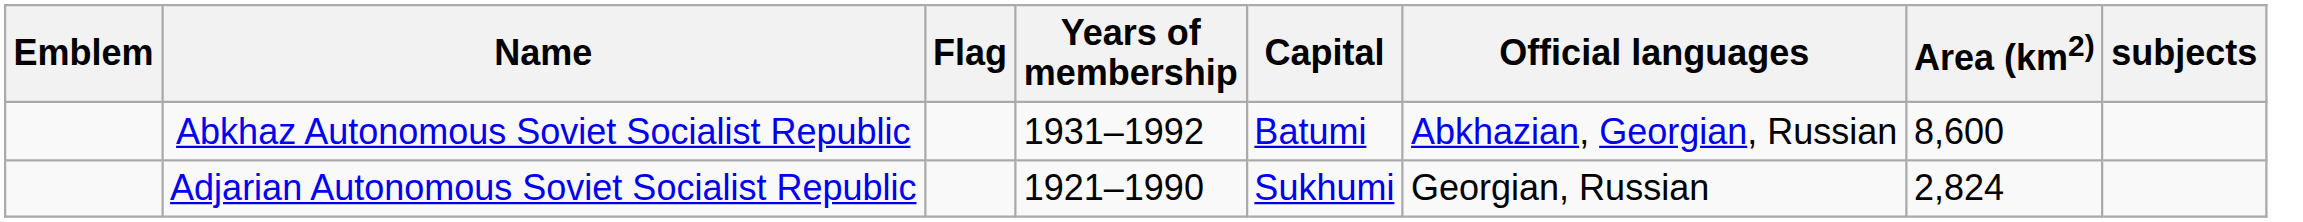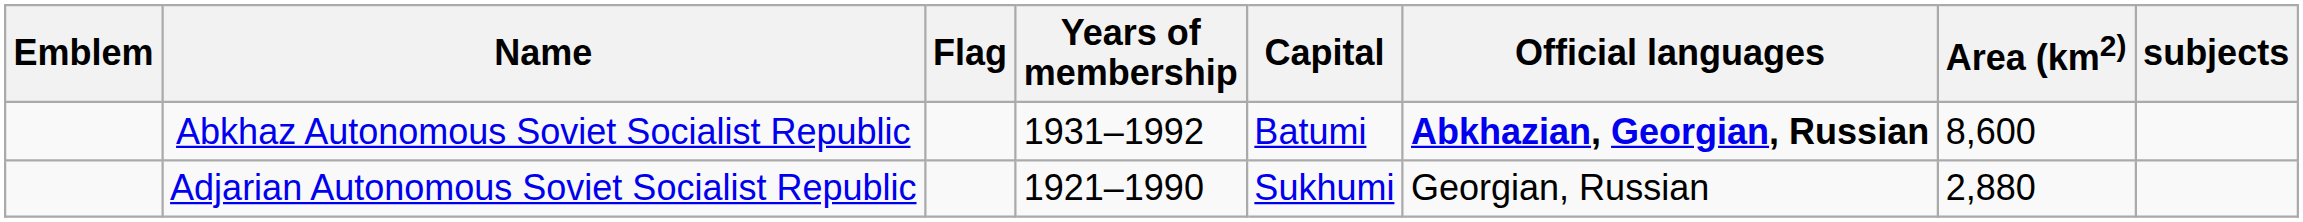(1654, 130) normal -> (1670, 130) bold
(1959, 187) 2,824 -> (1991, 187) 2,880
